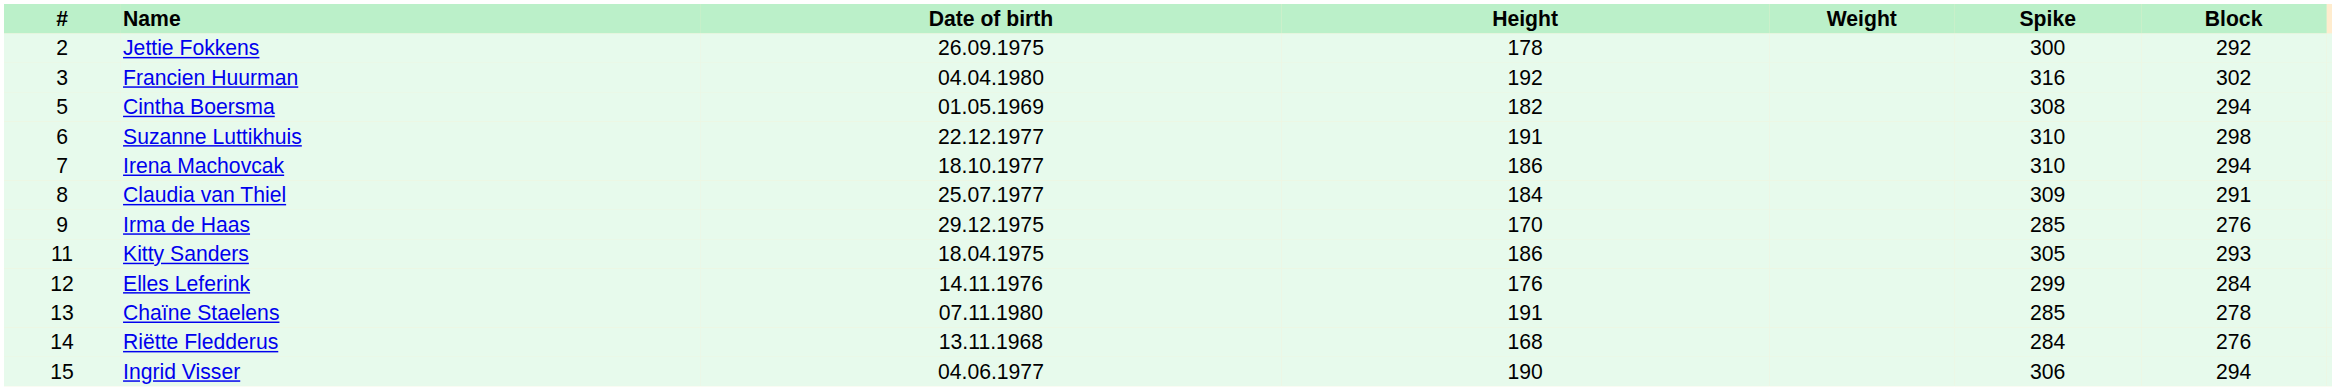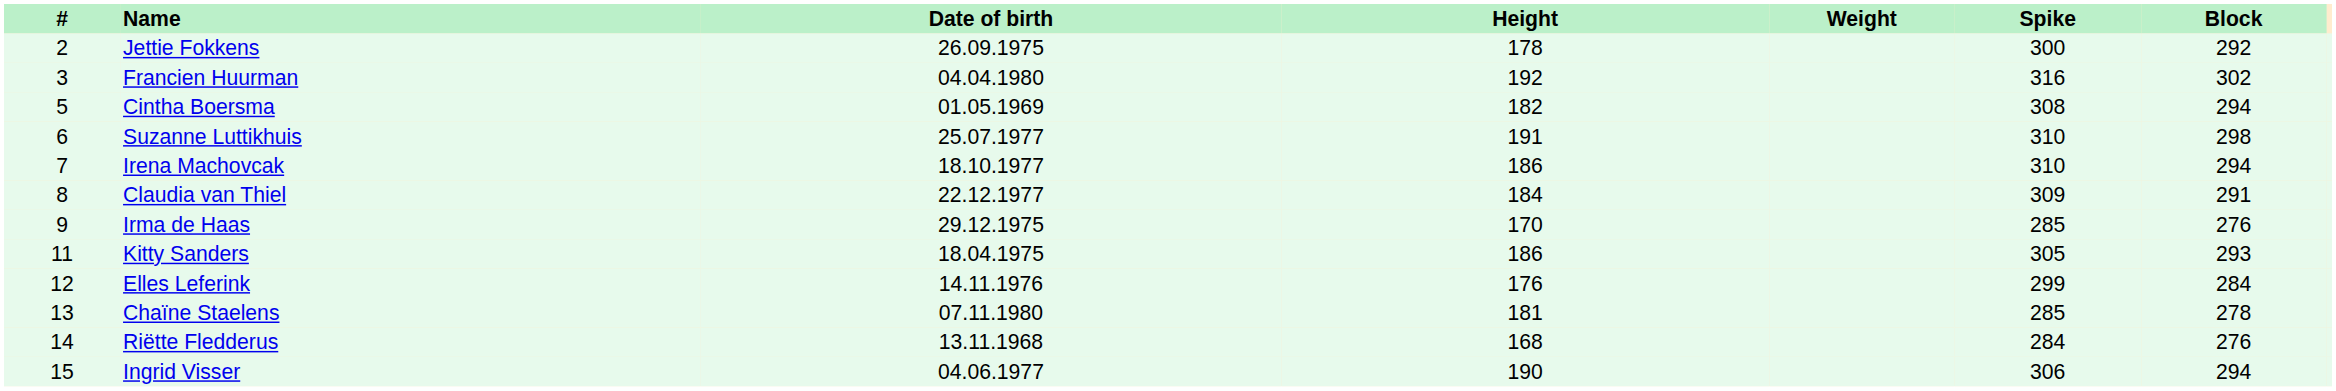(991, 136) 22.12.1977 -> (991, 136) 25.07.1977
(991, 195) 25.07.1977 -> (991, 195) 22.12.1977
(1525, 313) 191 -> (1525, 313) 181
